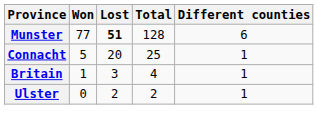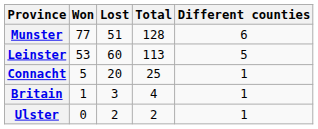(115, 34) bold -> (115, 34) normal
+ row: (37, 54)
